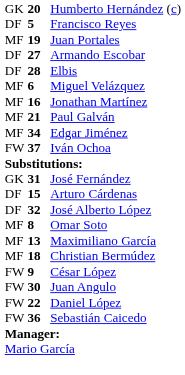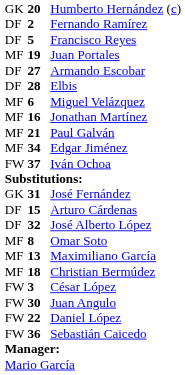+ row: (99, 24)
(31, 271) 9 -> (31, 287) 3
